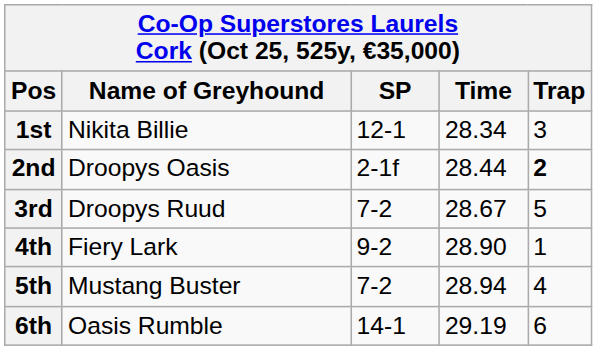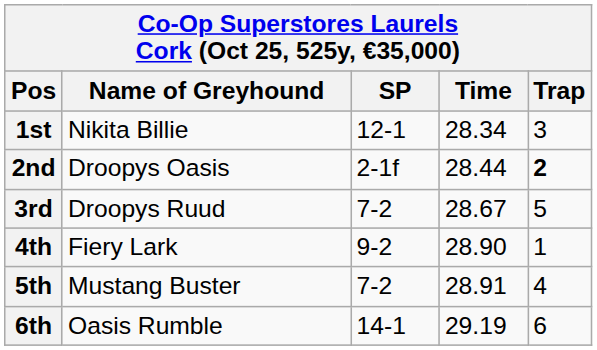(476, 286) 28.94 -> (476, 286) 28.91
